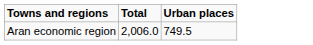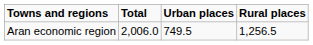+ column: (272, 13)
